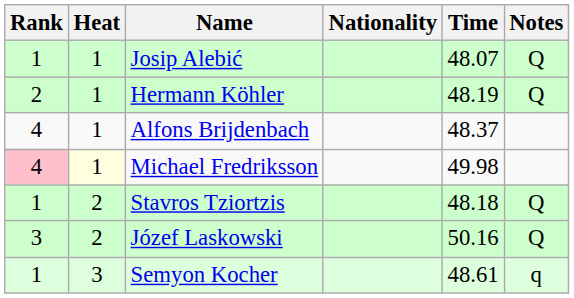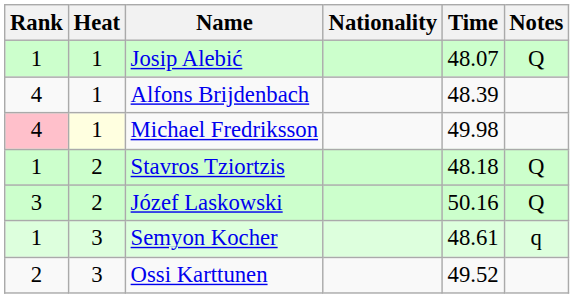- row: (207, 94)
(473, 130) 48.37 -> (473, 94) 48.39
+ row: (199, 274)
